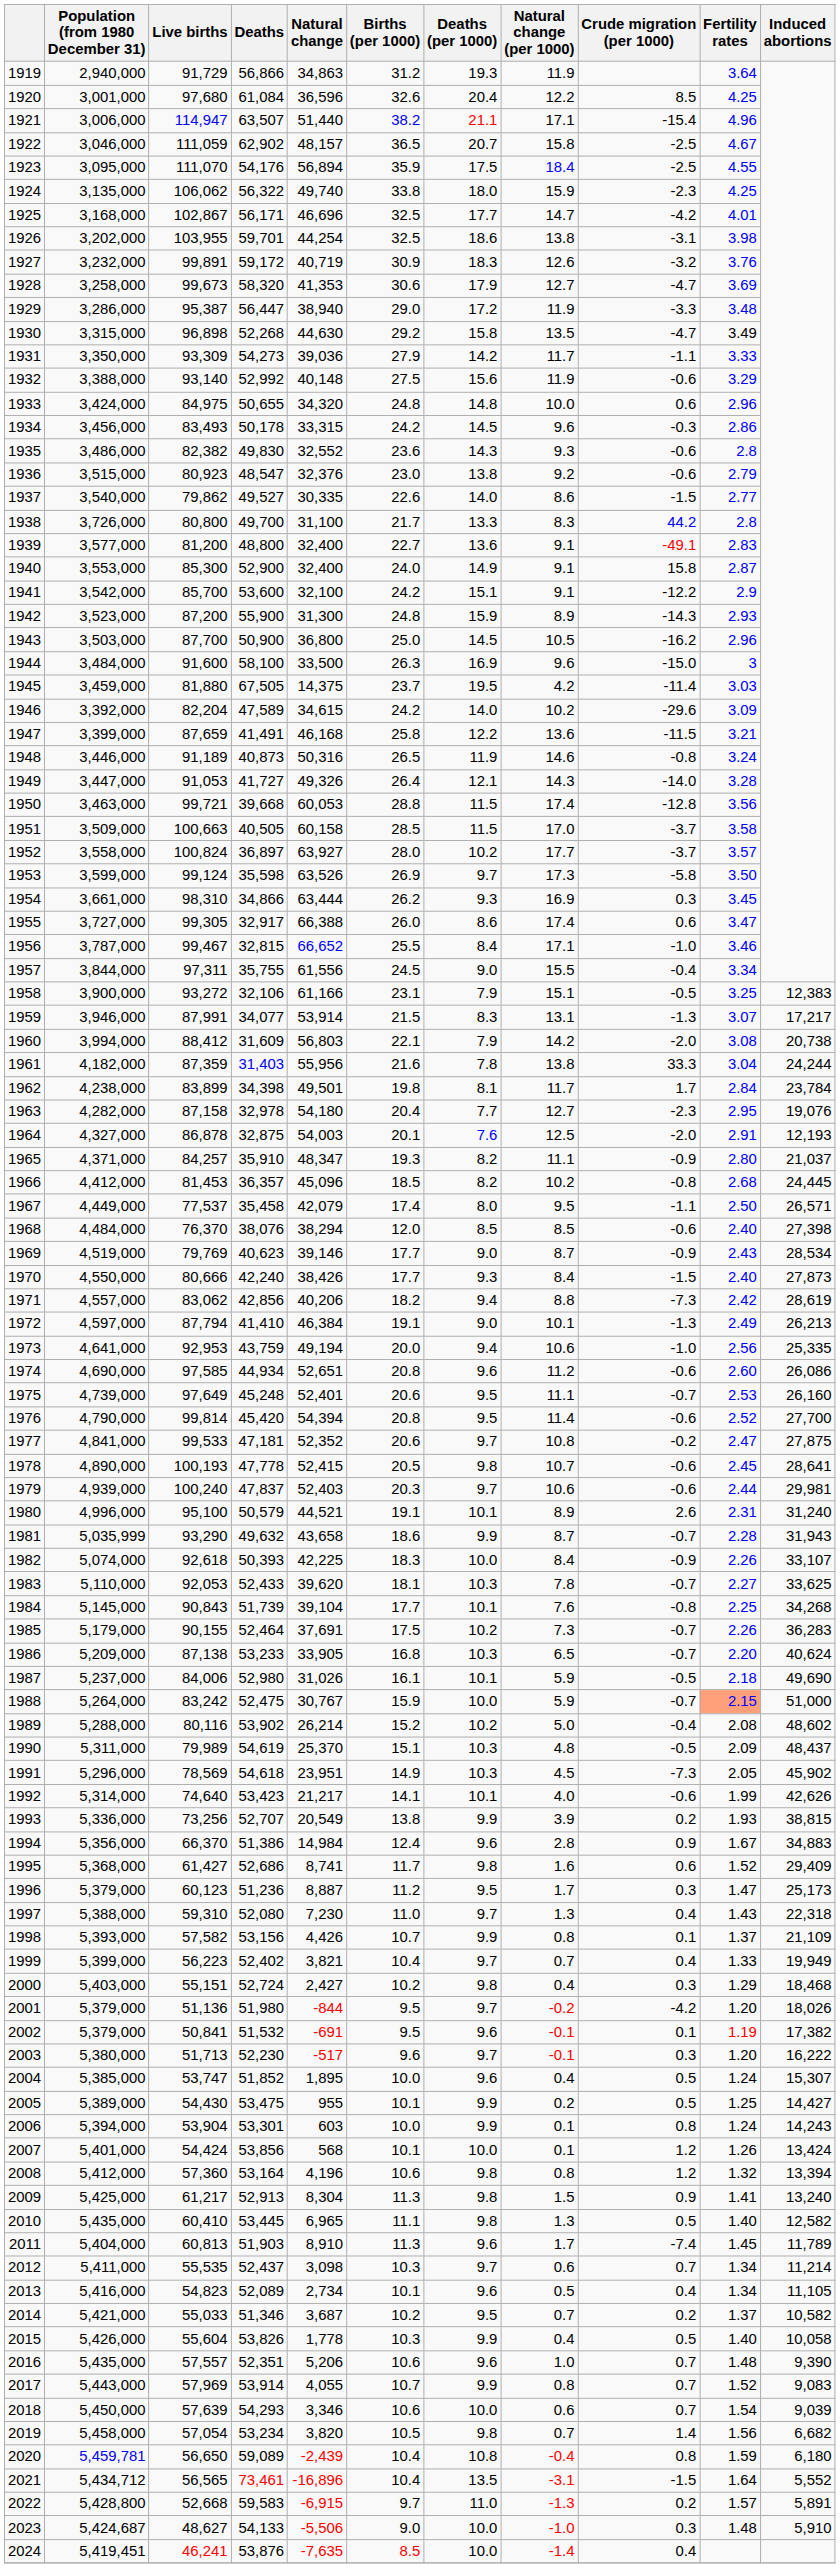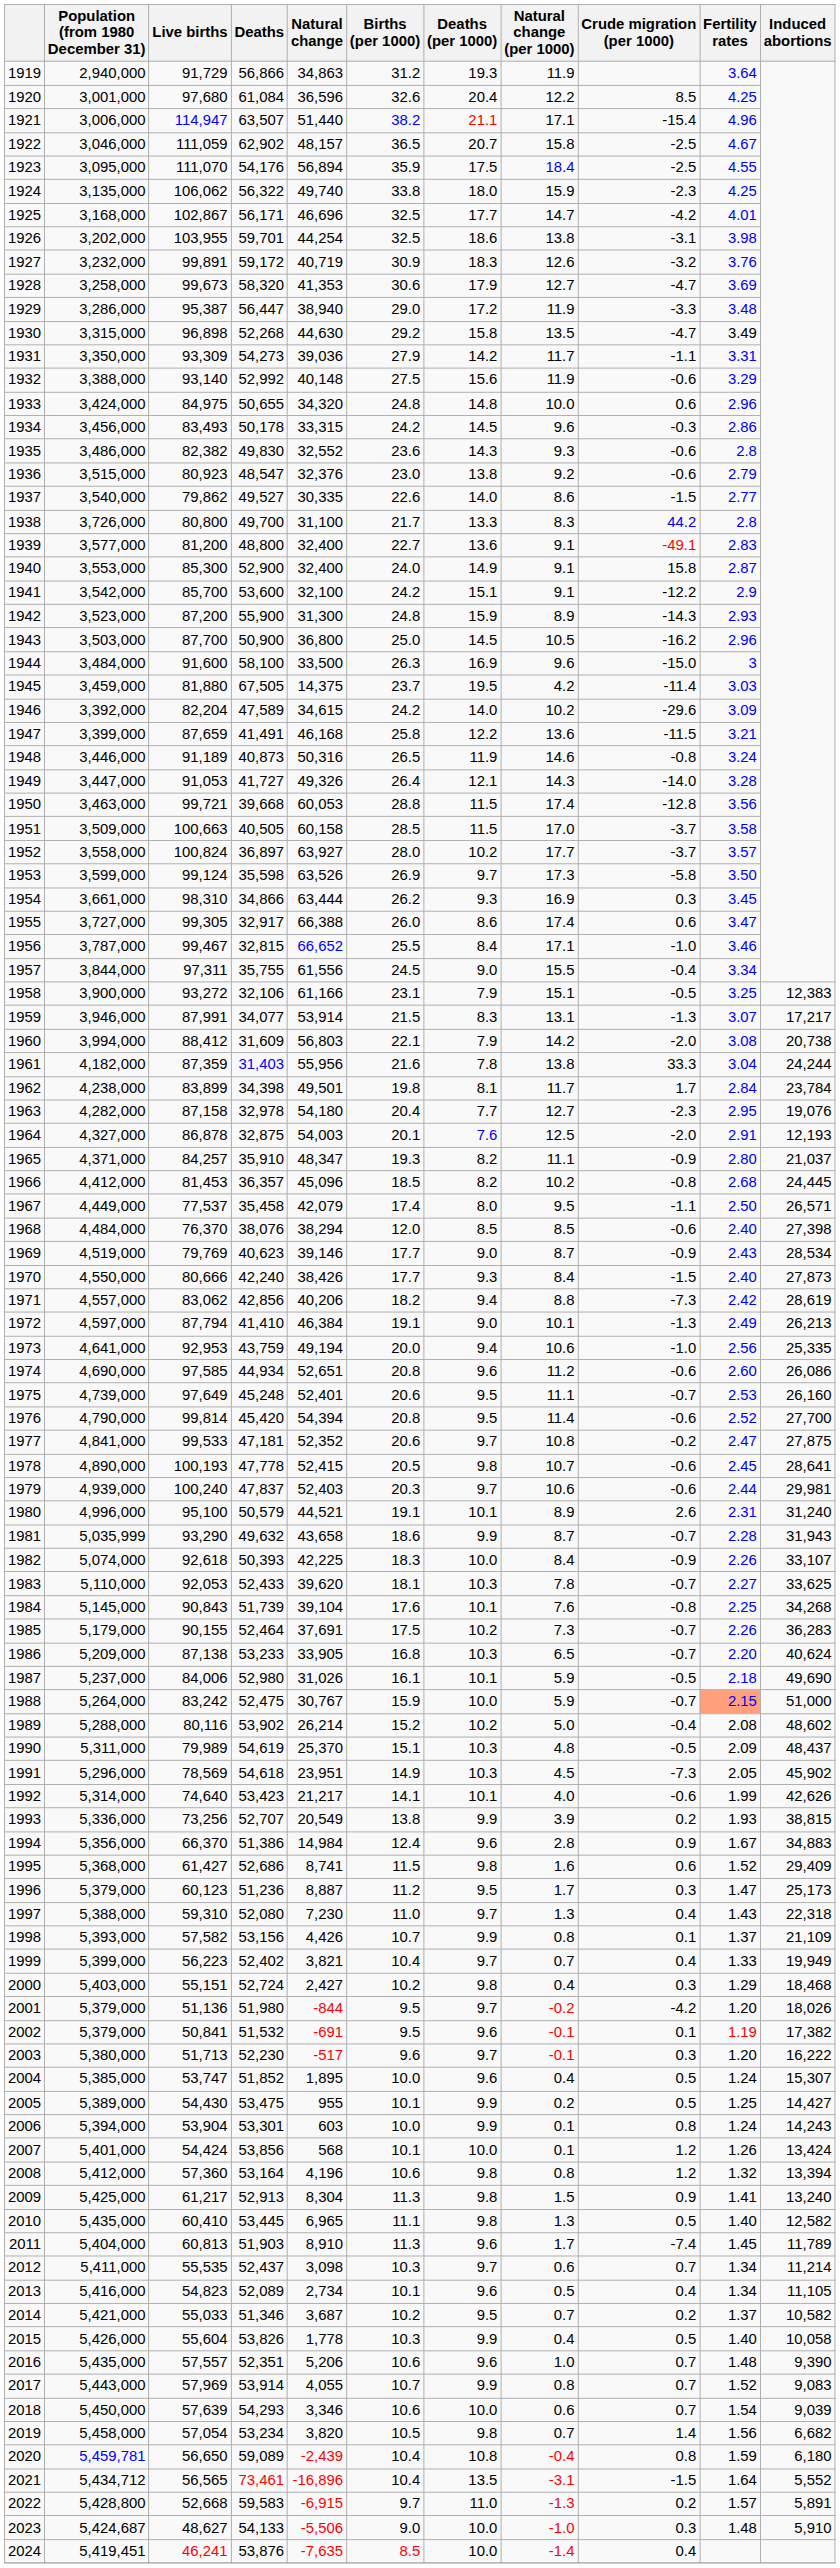(742, 356) 3.33 -> (742, 356) 3.31
(406, 1607) 17.7 -> (406, 1607) 17.6
(406, 1866) 11.7 -> (406, 1866) 11.5
